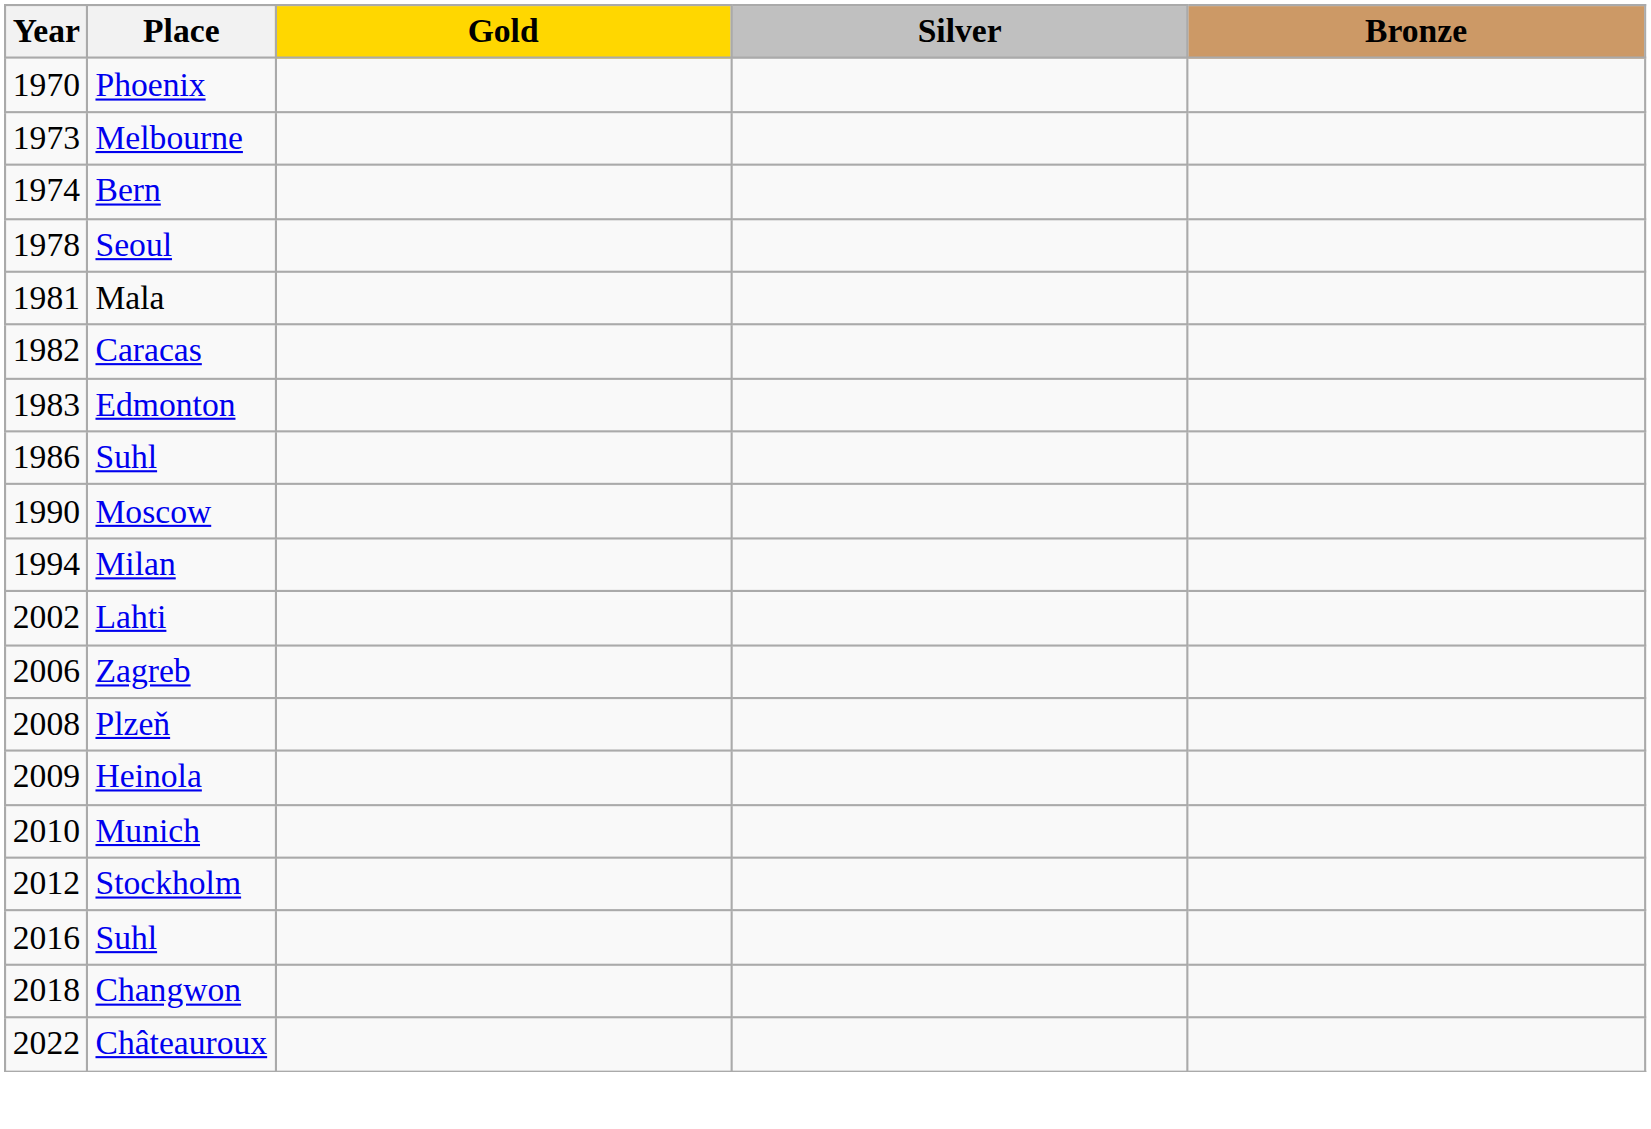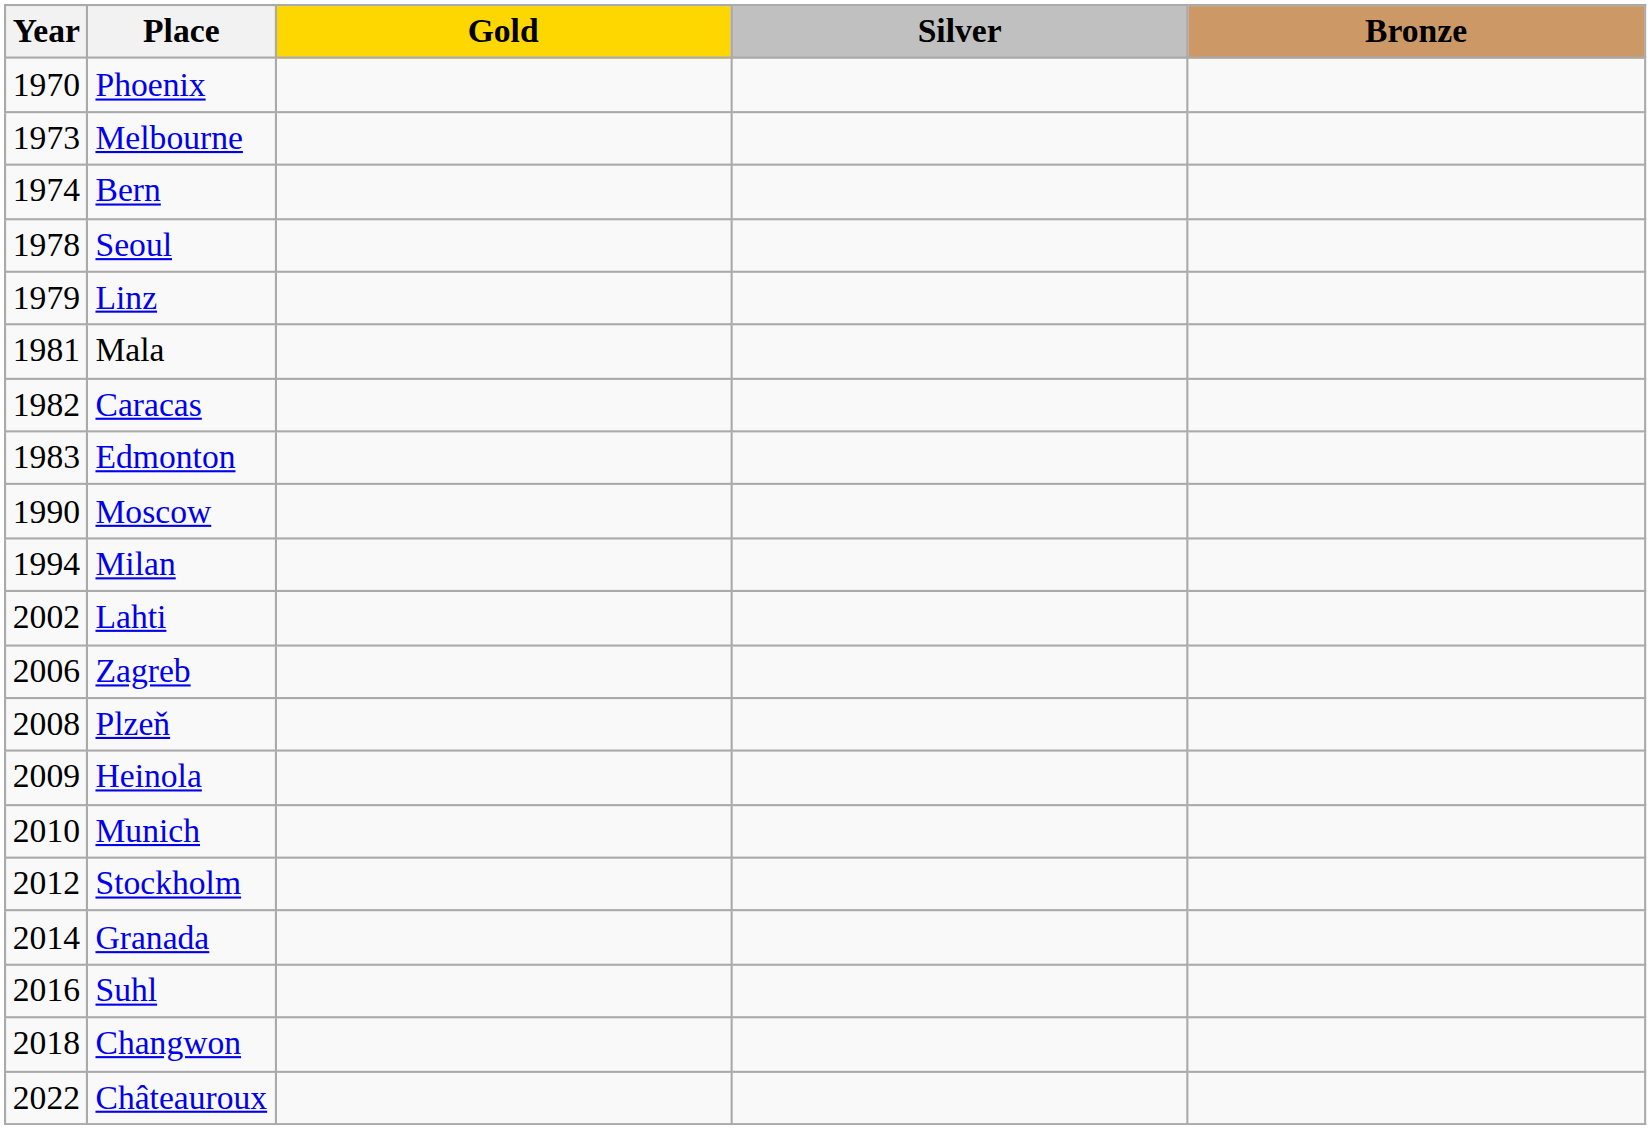+ row: (46, 297)
- row: (46, 457)
+ row: (46, 937)
